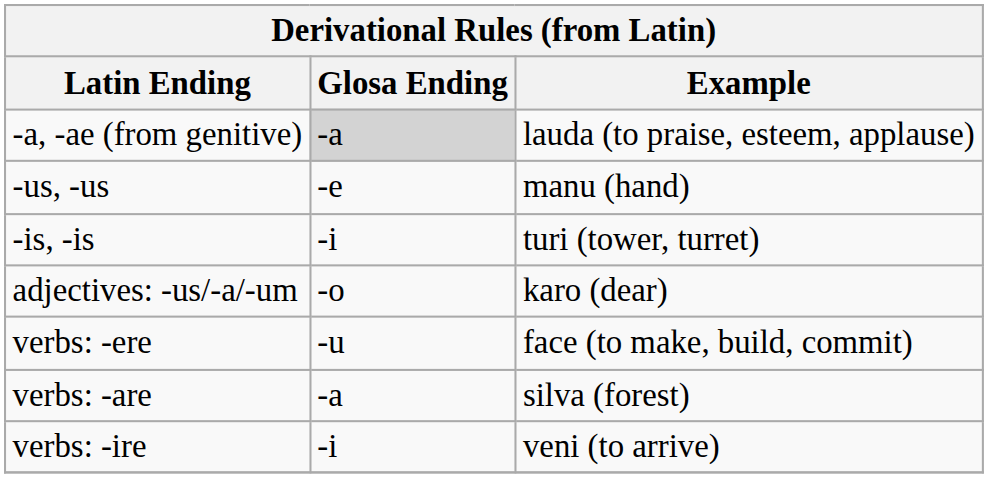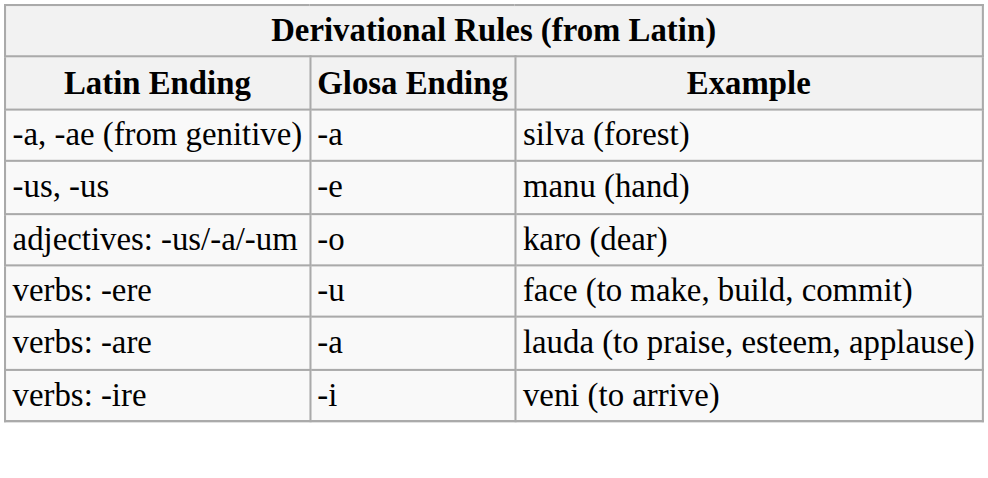(330, 134) lightgrey background -> (330, 134) no background
(749, 134) lauda (to praise, esteem, applause) -> (606, 134) silva (forest)
- row: (54, 238)
(606, 394) silva (forest) -> (749, 342) lauda (to praise, esteem, applause)
